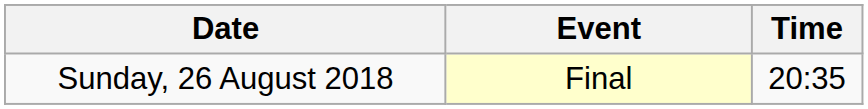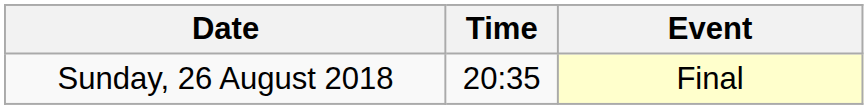columns swapped: (807, 29) <-> (599, 29)
